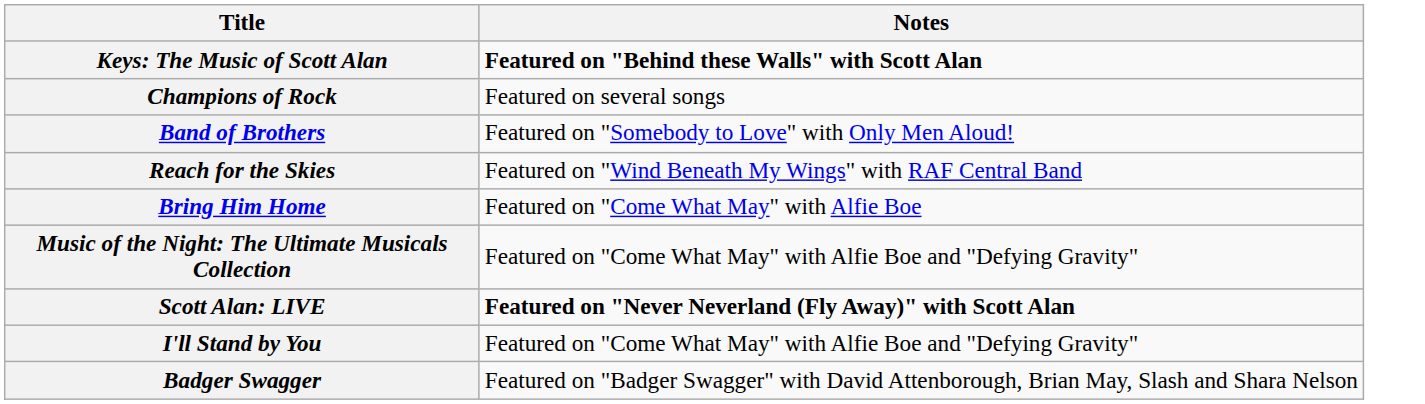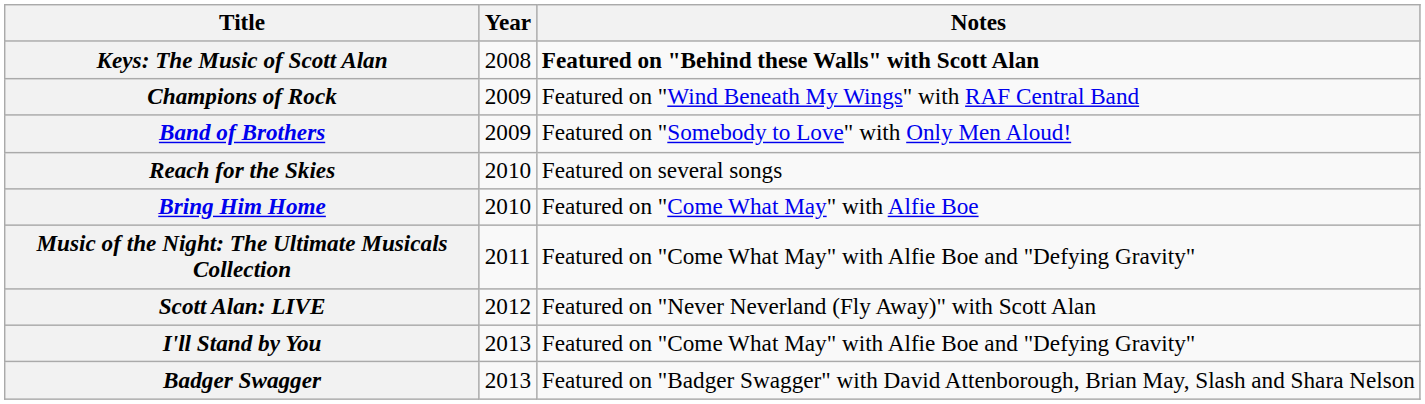+ column: (508, 22)
(605, 96) Featured on several songs -> (840, 96) Featured on "Wind Beneath My Wings" with RAF Central Band
(783, 170) Featured on "Wind Beneath My Wings" with RAF Central Band -> (662, 170) Featured on several songs
(780, 306) bold -> (819, 306) normal
